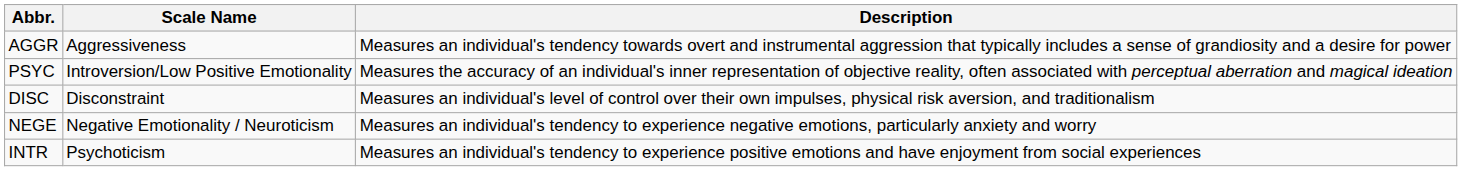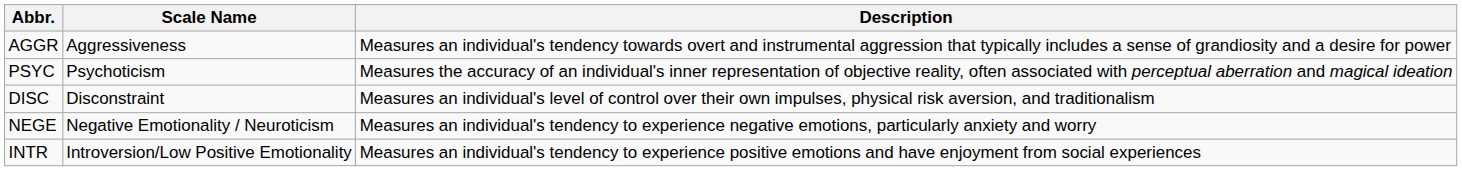(209, 71) Introversion/Low Positive Emotionality -> (116, 71) Psychoticism
(116, 152) Psychoticism -> (209, 152) Introversion/Low Positive Emotionality
